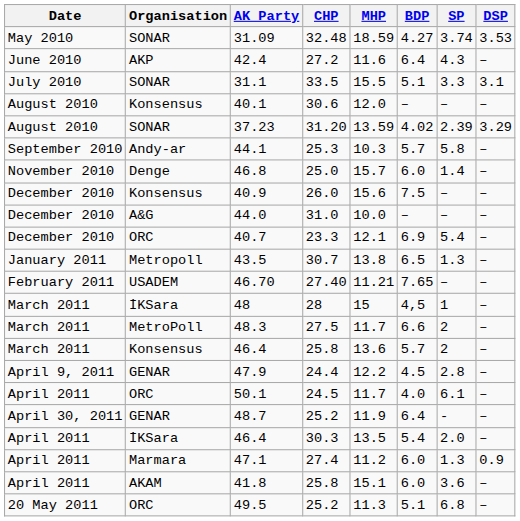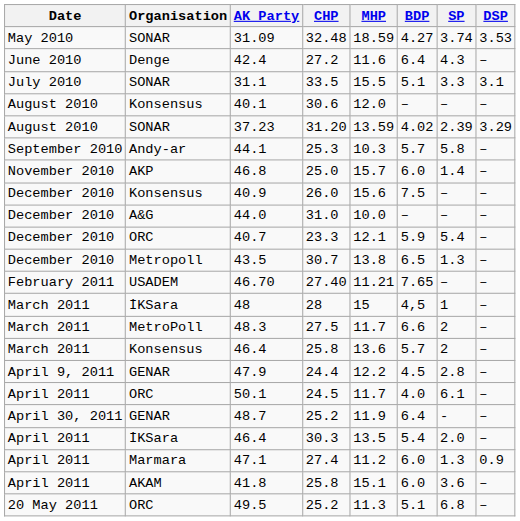(141, 60) AKP -> (149, 60) Denge
(149, 171) Denge -> (141, 171) AKP
(413, 238) 6.9 -> (413, 238) 5.9
(57, 260) January 2011 -> (61, 260) December 2010
